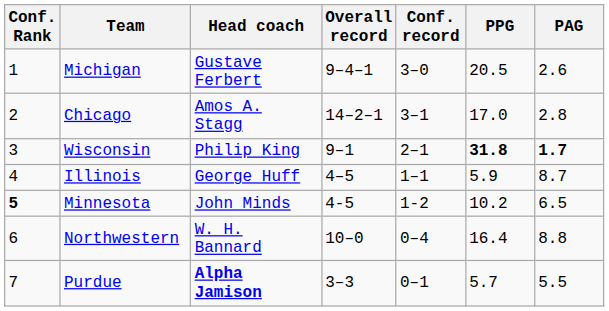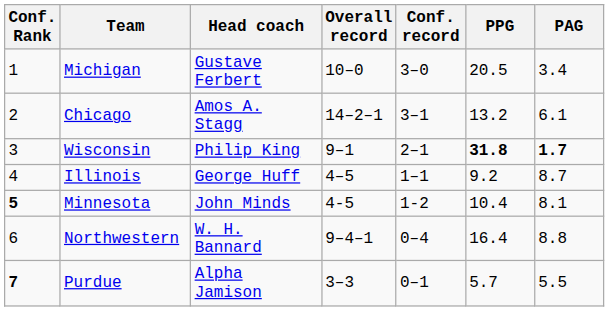(349, 71) 9–4–1 -> (344, 71) 10–0
(553, 71) 2.6 -> (553, 71) 3.4
(488, 116) 17.0 -> (488, 116) 13.2
(553, 116) 2.8 -> (553, 116) 6.1
(484, 177) 5.9 -> (484, 177) 9.2
(488, 203) 10.2 -> (488, 203) 10.4
(553, 203) 6.5 -> (553, 203) 8.1
(344, 239) 10–0 -> (349, 239) 9–4–1
(13, 283) normal -> (13, 283) bold
(228, 283) bold -> (228, 283) normal
